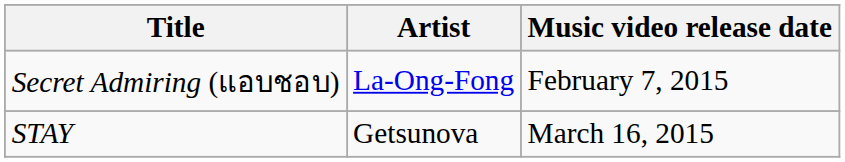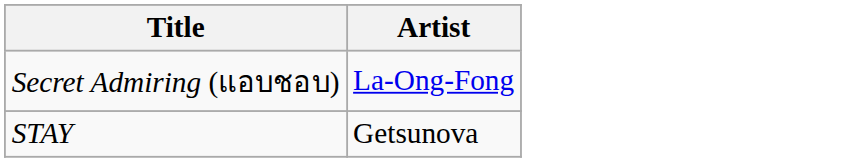- column: (680, 27)
